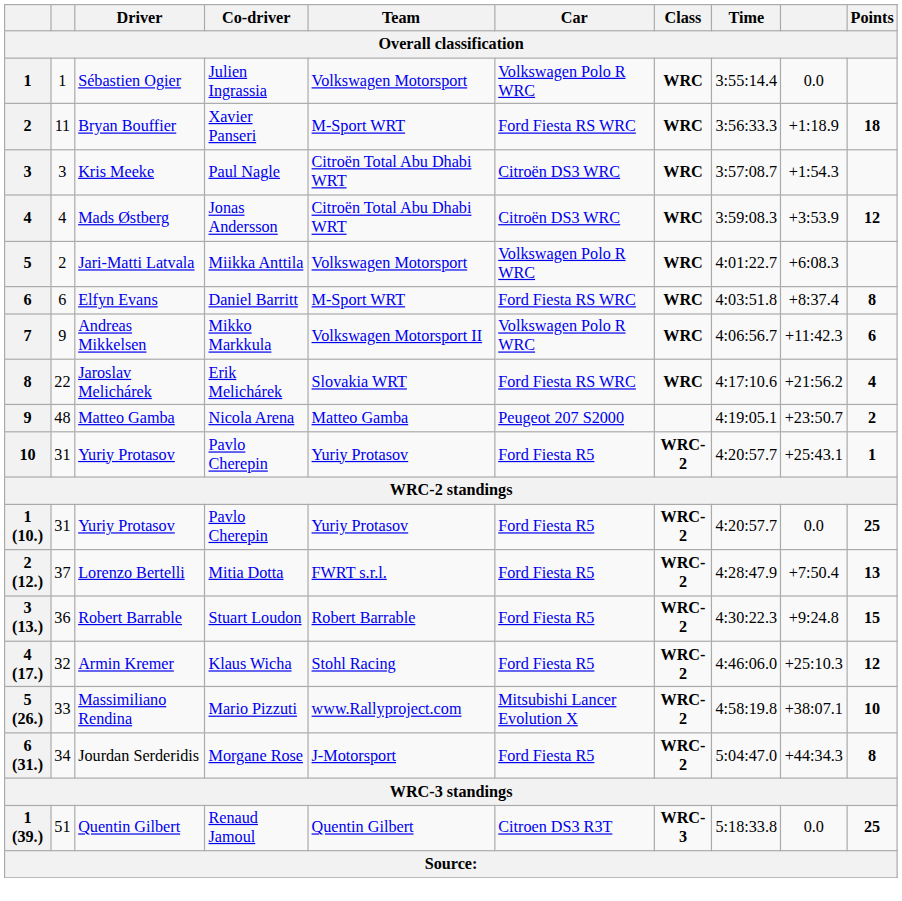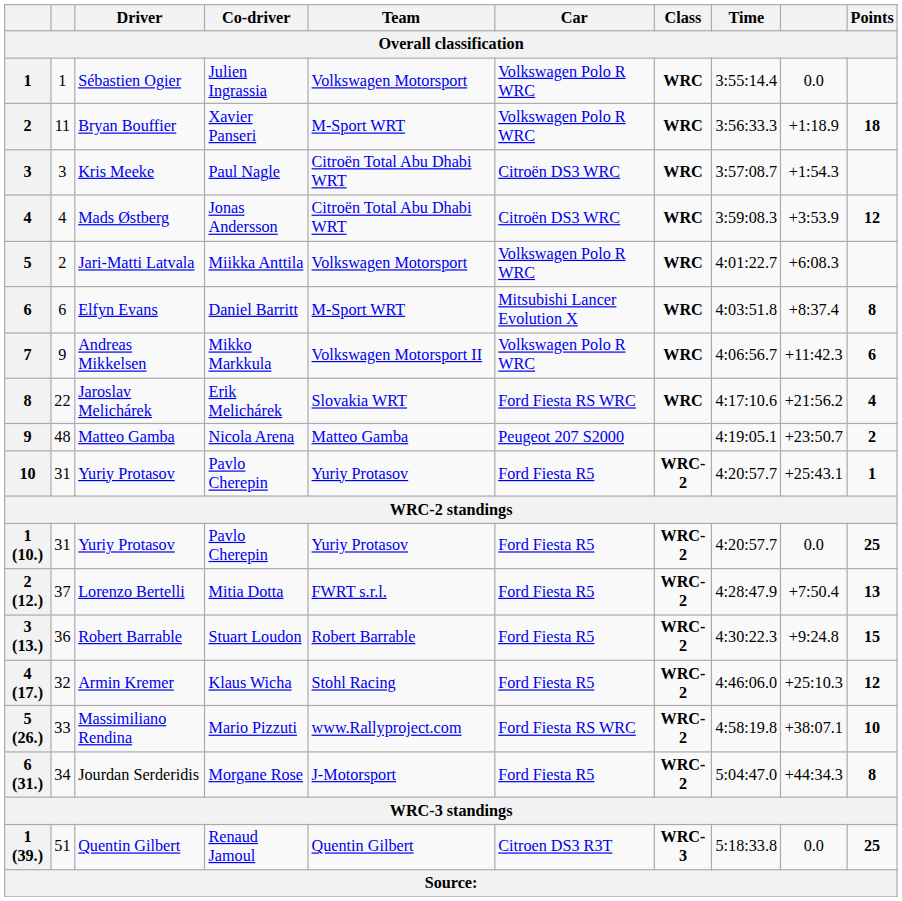(567, 126) Ford Fiesta RS WRC -> (562, 126) Volkswagen Polo R WRC
(567, 299) Ford Fiesta RS WRC -> (557, 309) Mitsubishi Lancer Evolution X
(557, 709) Mitsubishi Lancer Evolution X -> (567, 728) Ford Fiesta RS WRC
